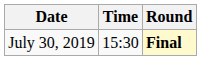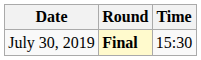columns swapped: (120, 17) <-> (169, 17)
